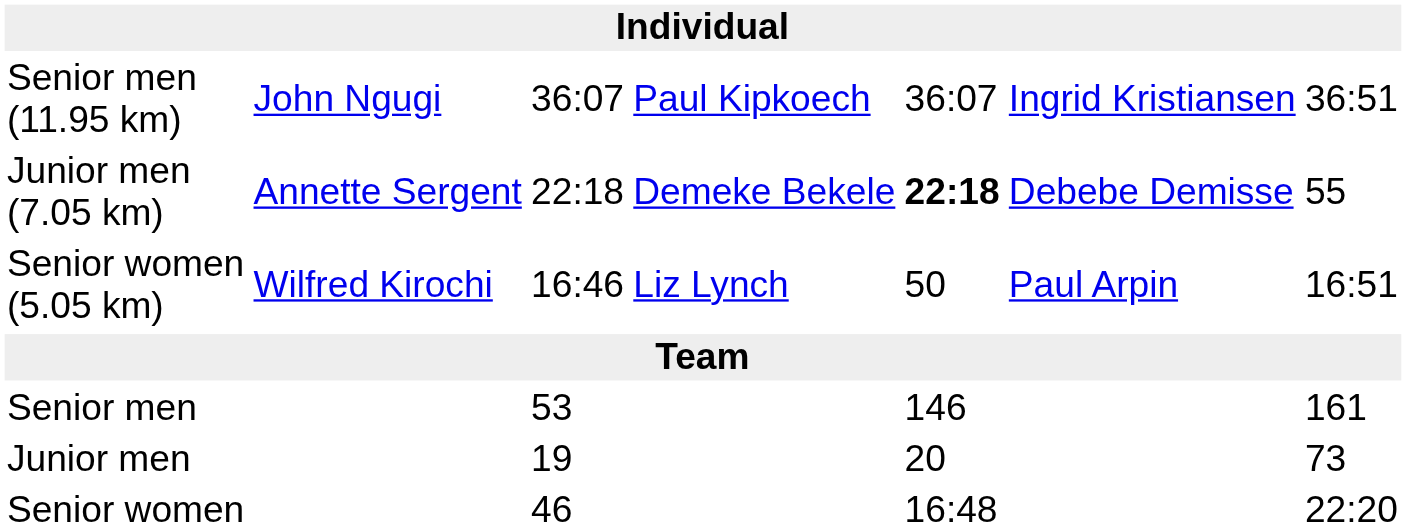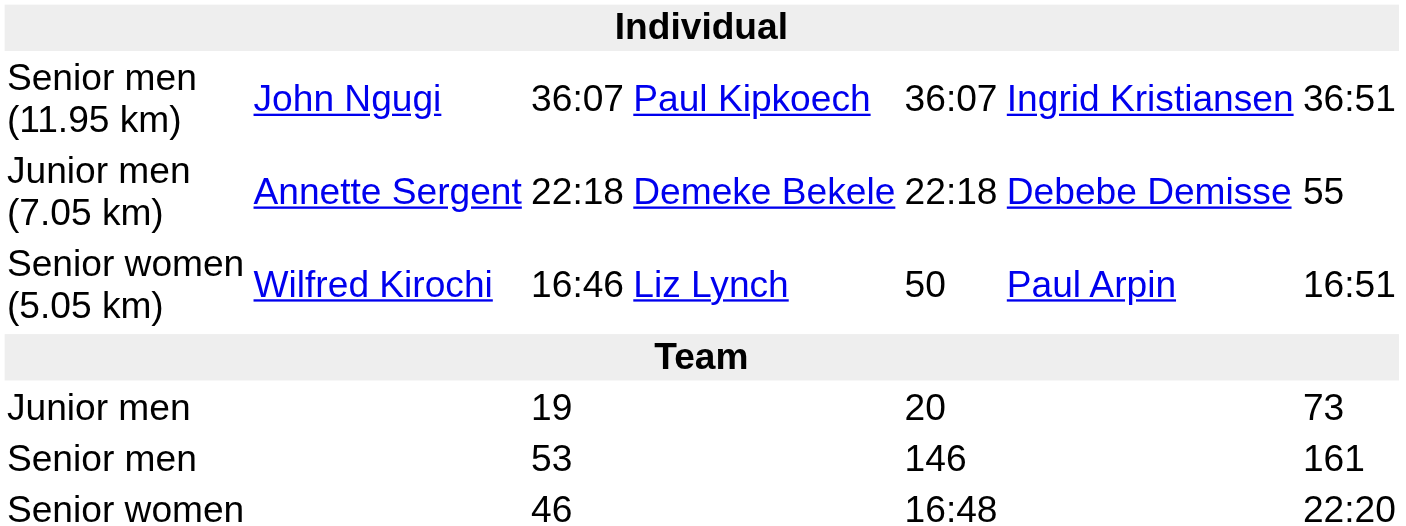(952, 191) bold -> (951, 191) normal
rows swapped: (102, 407) <-> (99, 458)
